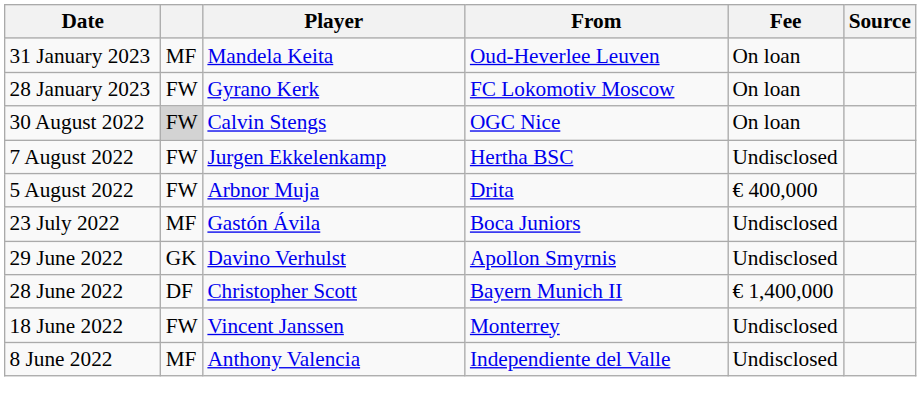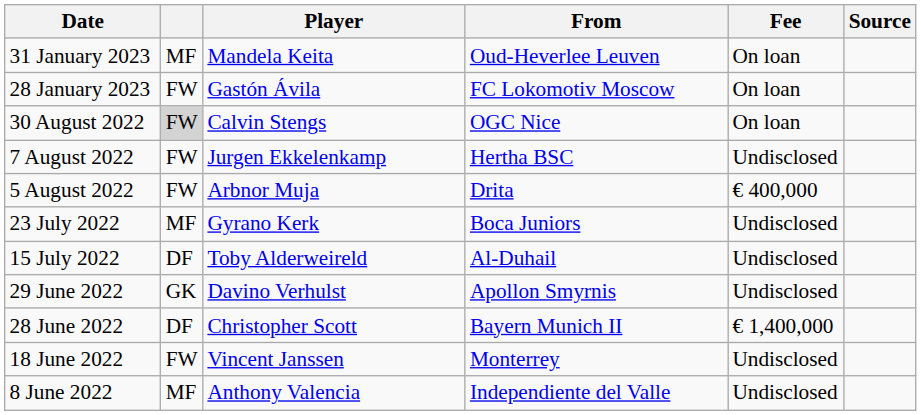(263, 88) Gyrano Kerk -> (264, 88) Gastón Ávila
(264, 223) Gastón Ávila -> (263, 223) Gyrano Kerk
+ row: (65, 257)
